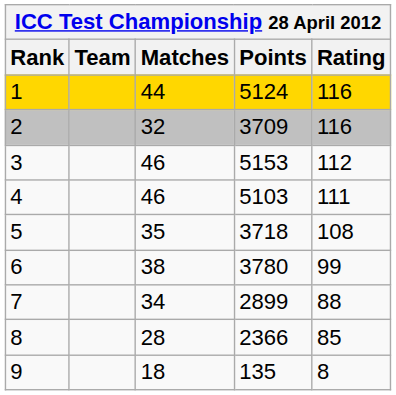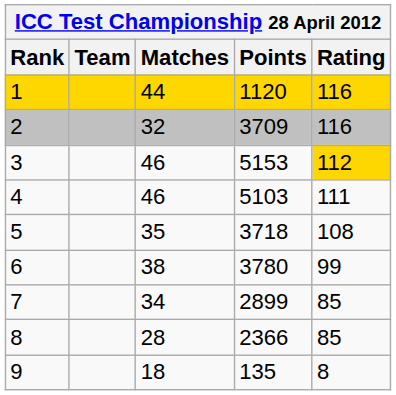(264, 92) 5124 -> (263, 92) 1120
(335, 162) no background -> (335, 162) gold background
(329, 302) 88 -> (329, 302) 85
